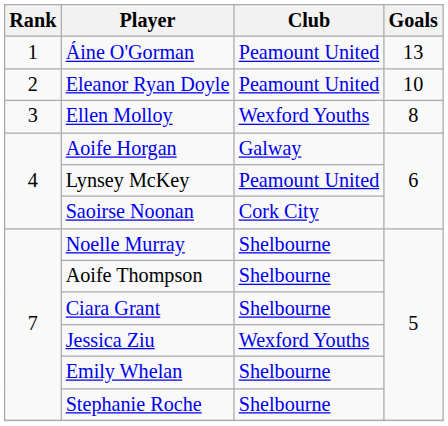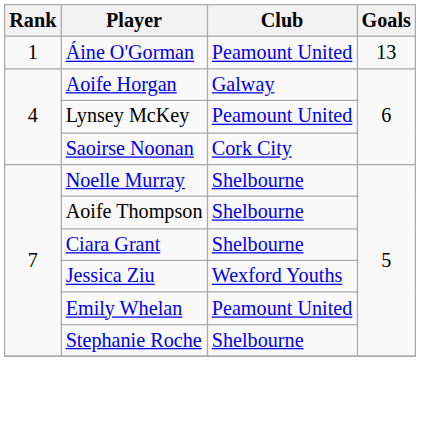- row: (148, 84)
- row: (119, 116)
(285, 372) Shelbourne -> (282, 308) Peamount United
